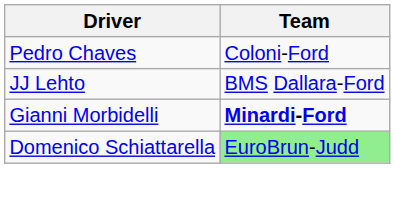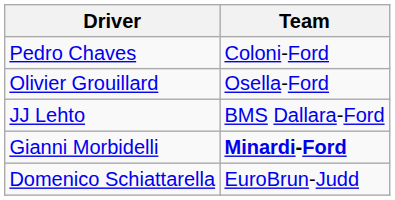+ row: (84, 84)
(292, 147) lightgreen background -> (292, 179) no background
